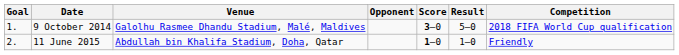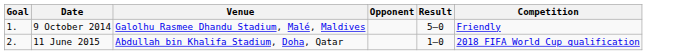- column: (433, 12)
(580, 27) 2018 FIFA World Cup qualification -> (479, 27) Friendly
(511, 42) Friendly -> (548, 42) 2018 FIFA World Cup qualification
